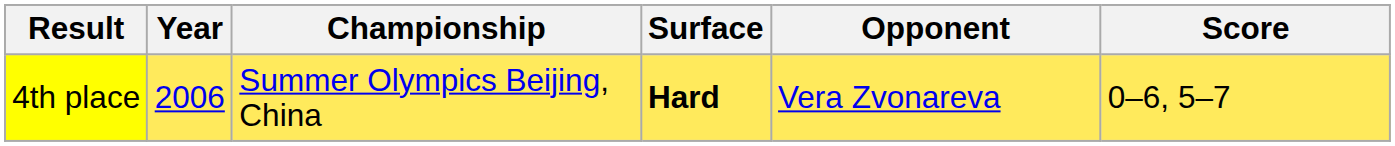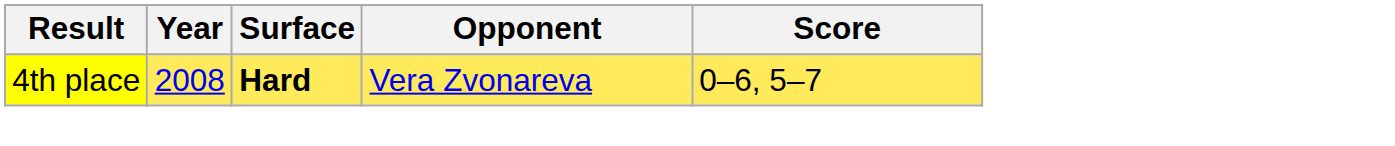- column: (436, 29)
(190, 97) 2006 -> (190, 79) 2008
